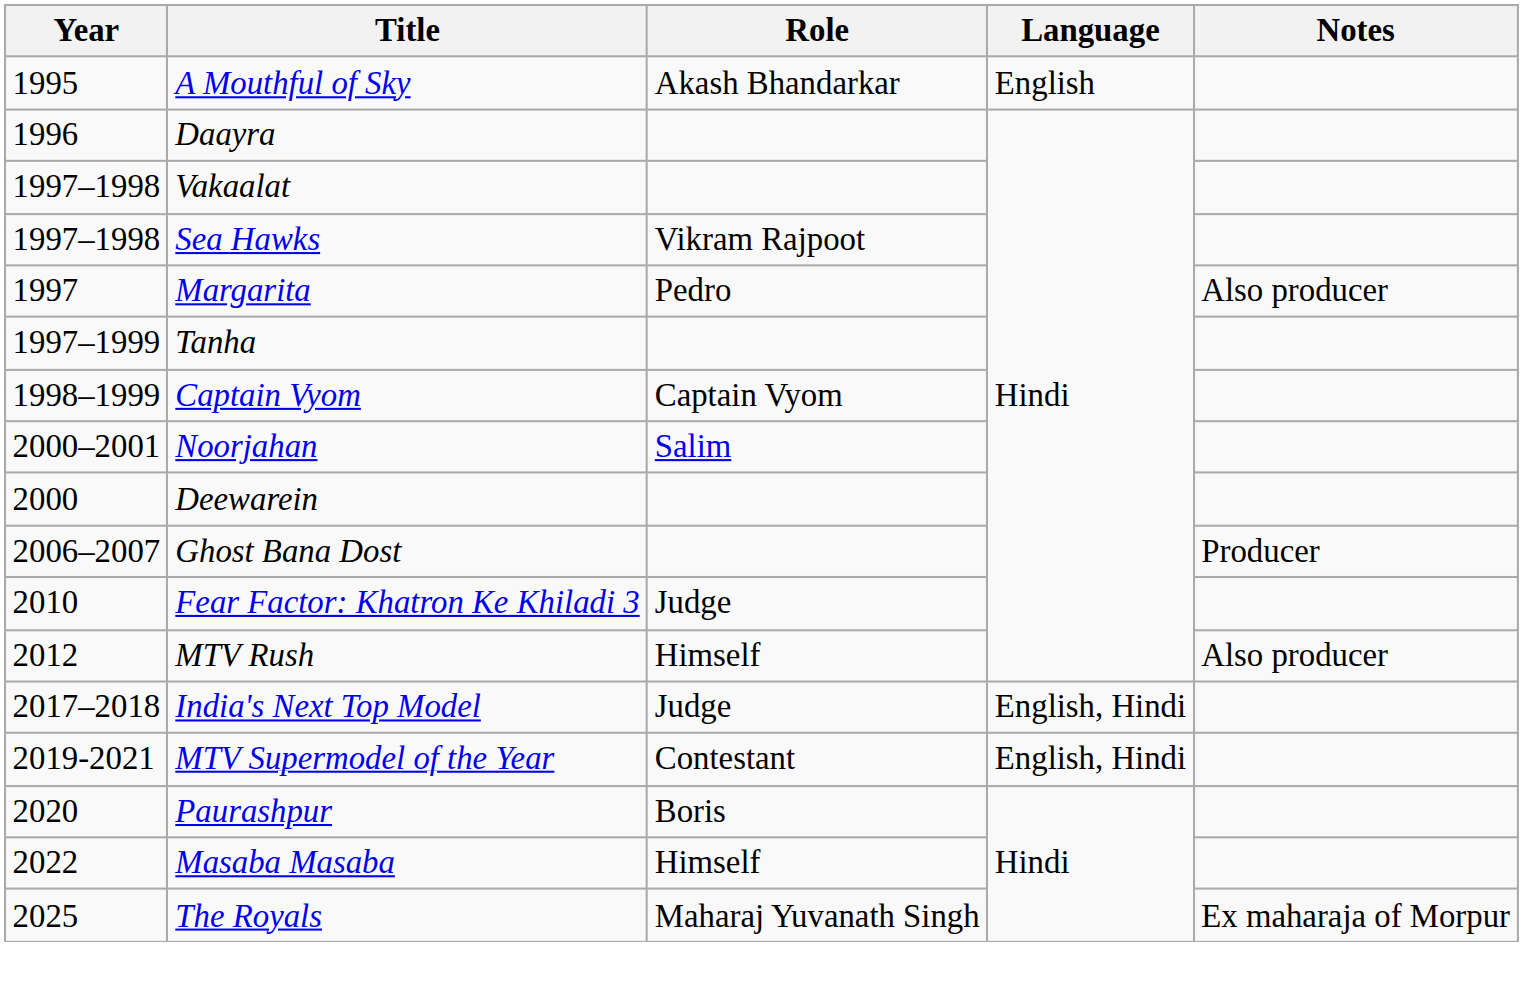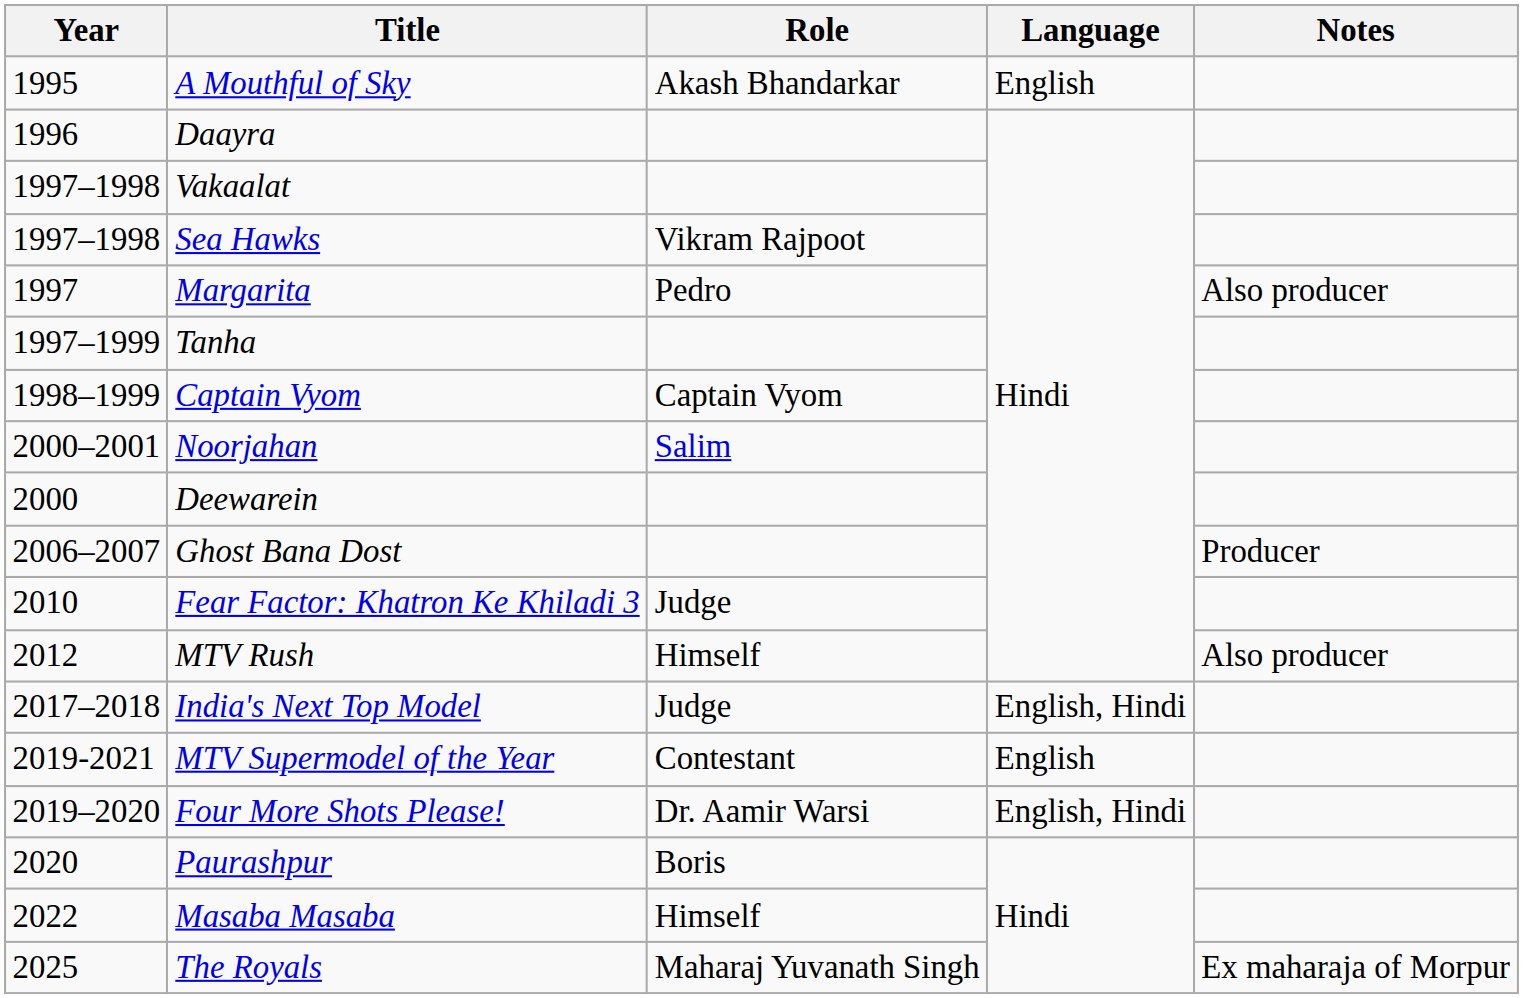(1090, 758) English, Hindi -> (1045, 758) English
+ row: (340, 810)
